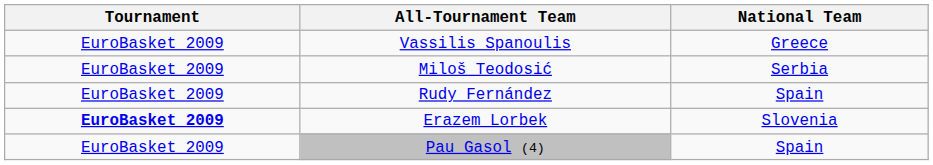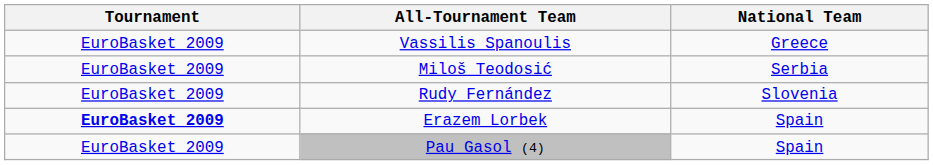(800, 95) Spain -> (800, 95) Slovenia
(800, 121) Slovenia -> (800, 121) Spain
